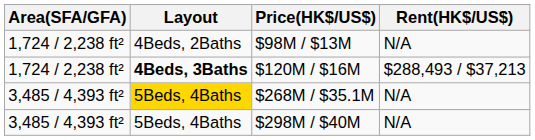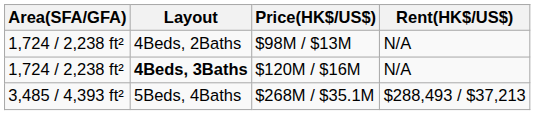(455, 69) $288,493 / $37,213 -> (397, 69) N/A
(188, 95) gold background -> (188, 95) no background
(397, 95) N/A -> (455, 95) $288,493 / $37,213
- row: (308, 122)
